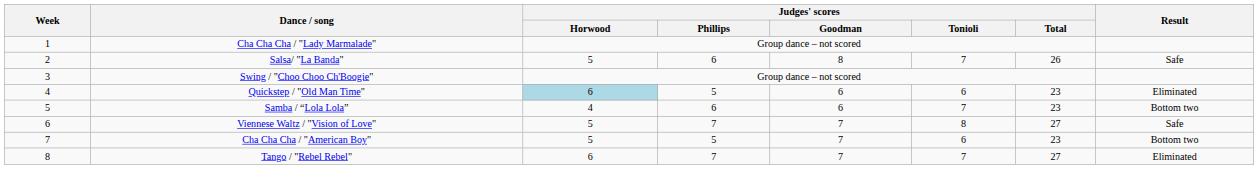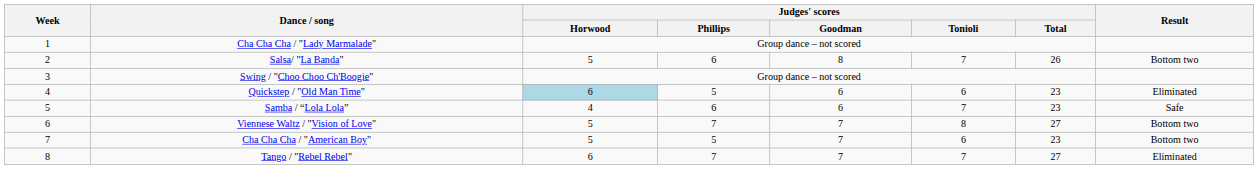(1175, 60) Safe -> (1175, 60) Bottom two
(1175, 108) Bottom two -> (1175, 108) Safe
(1175, 124) Safe -> (1175, 124) Bottom two
